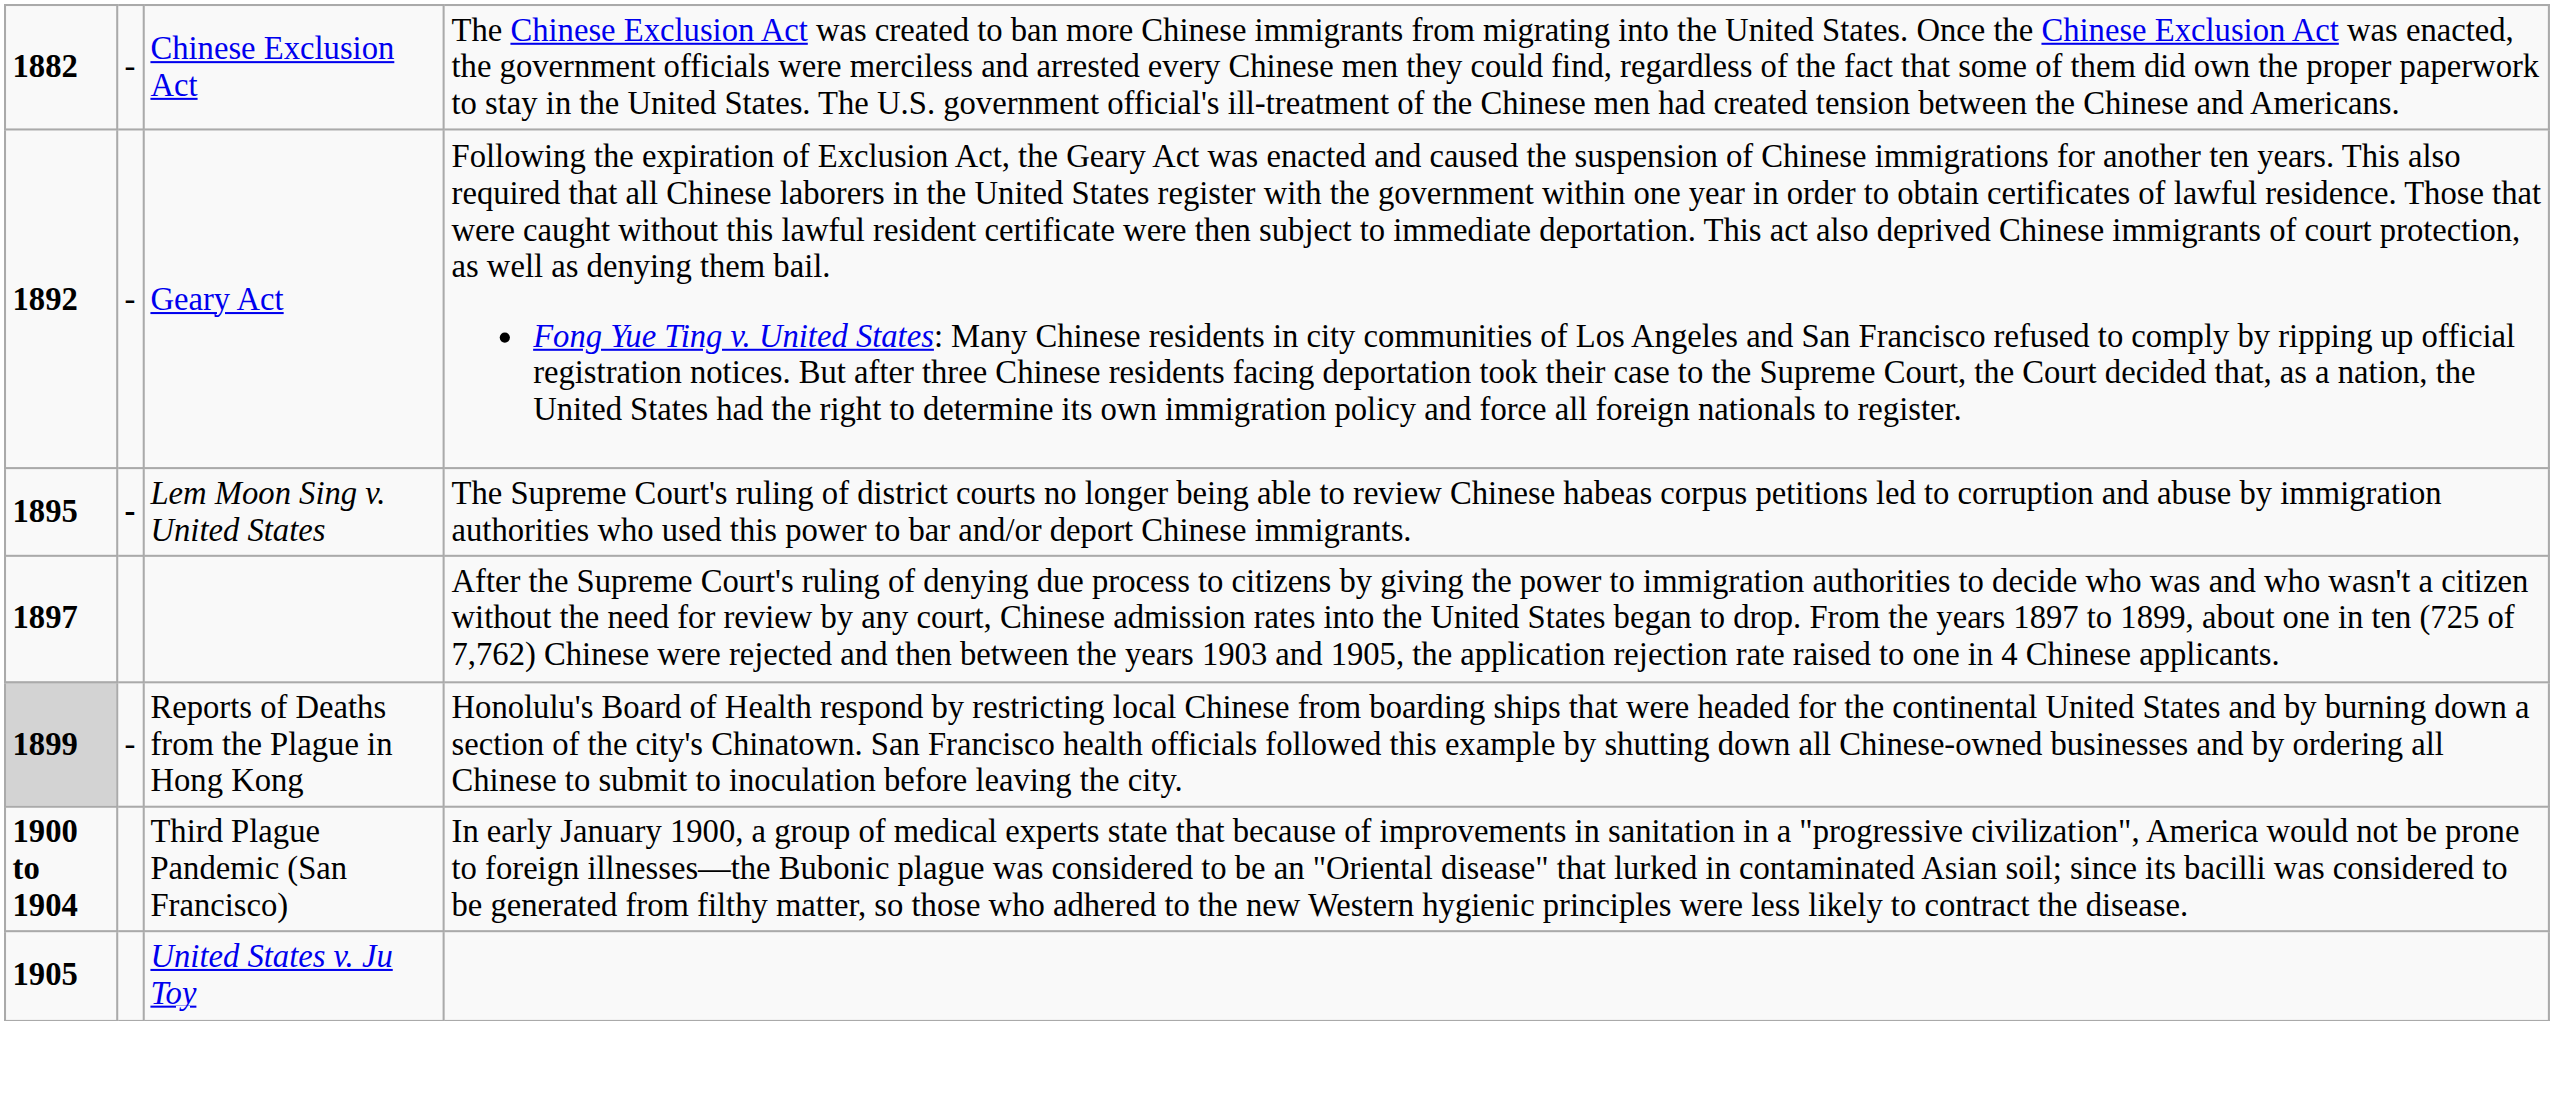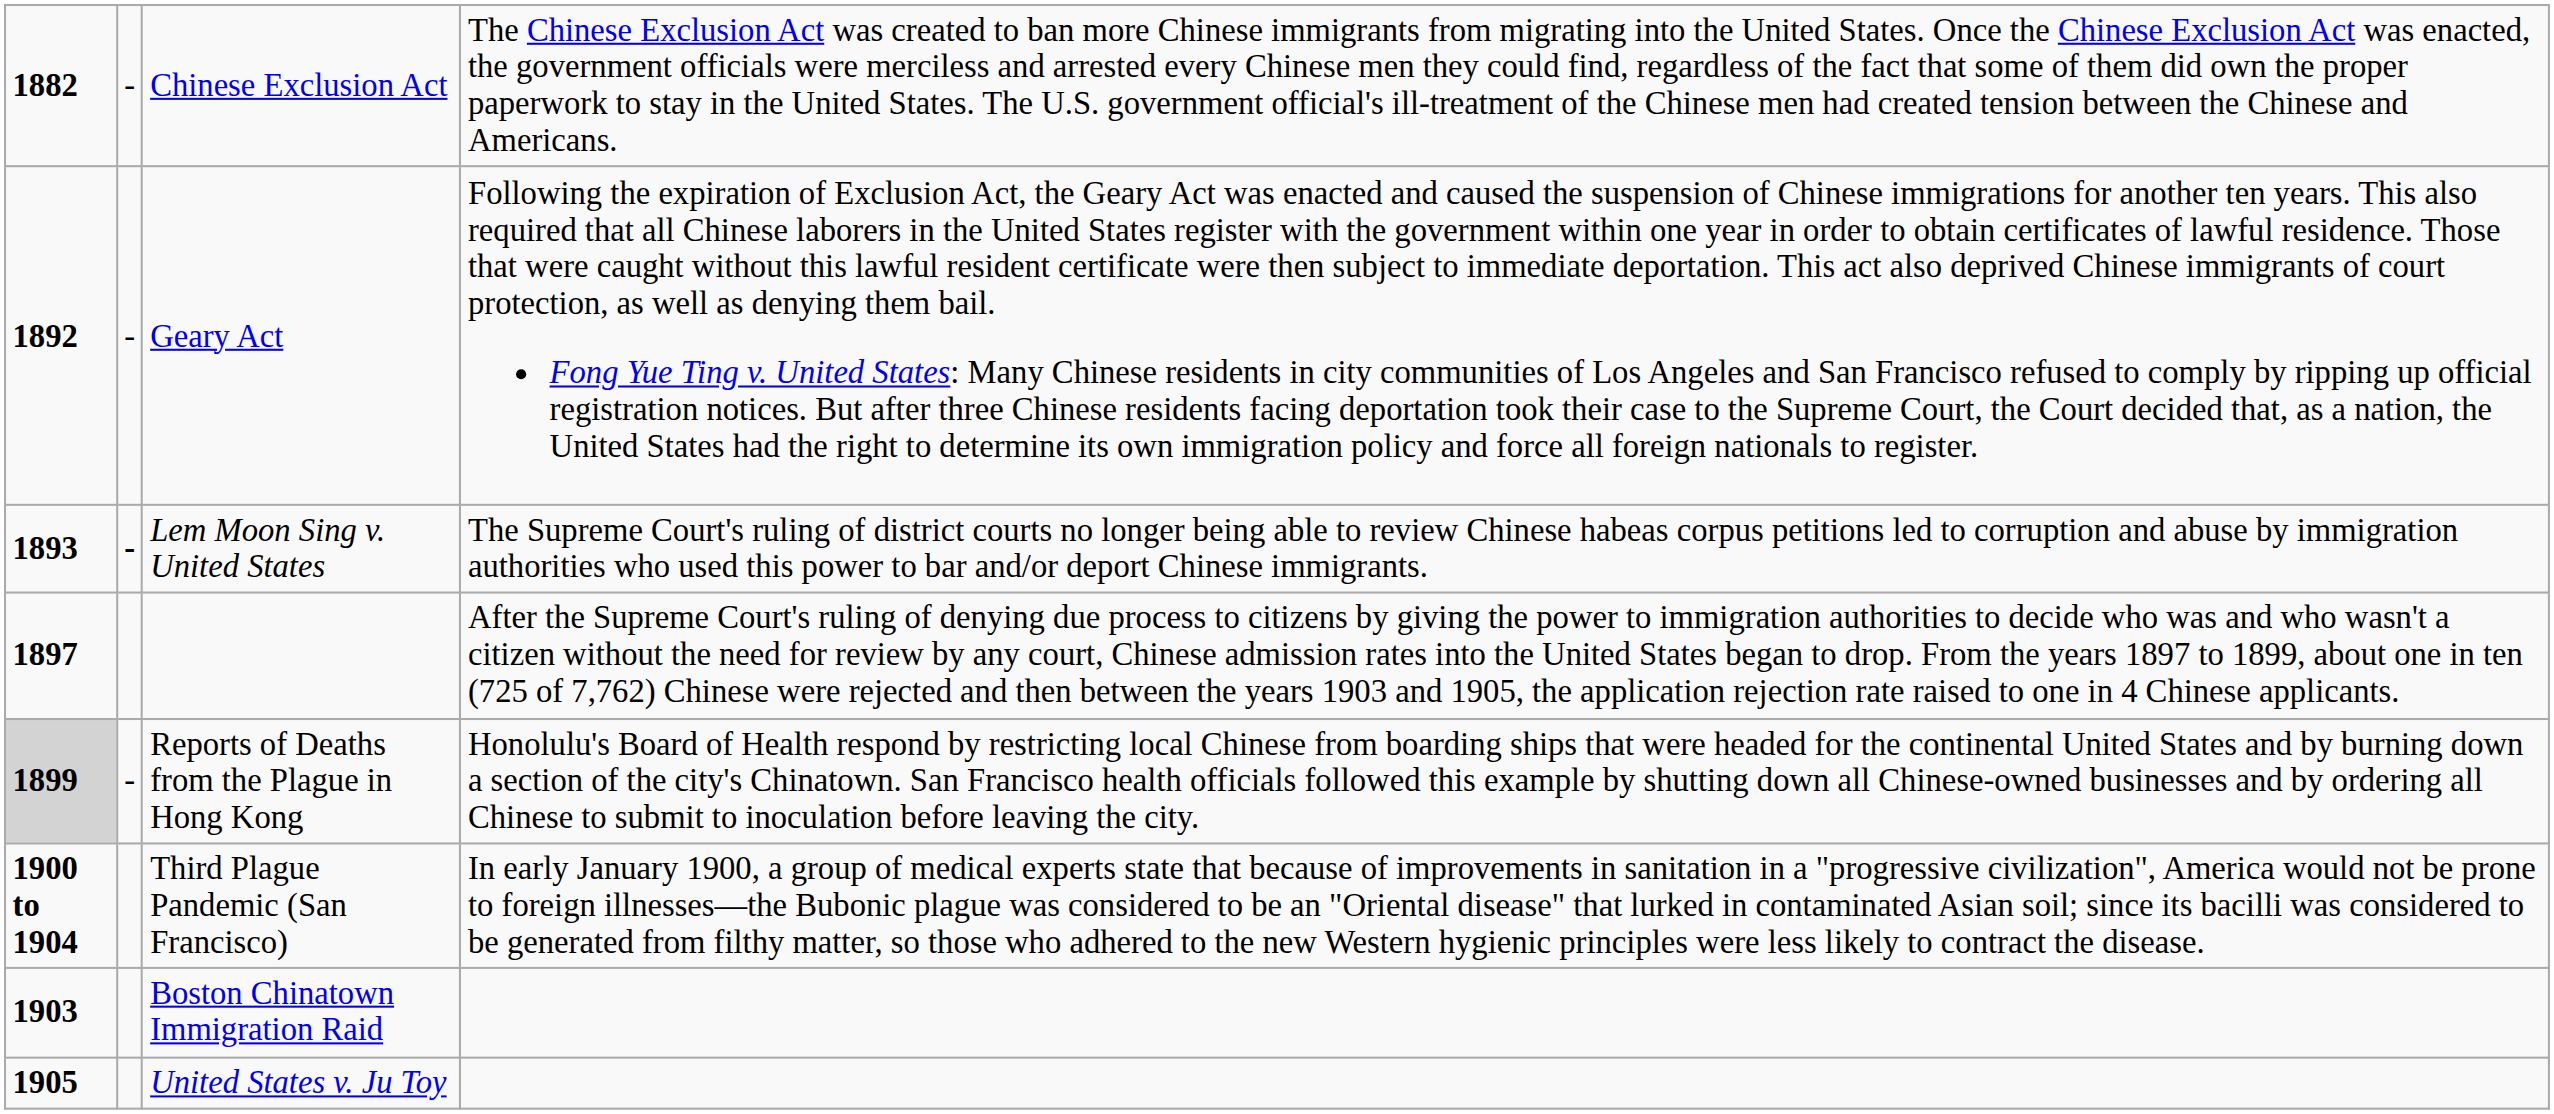(45, 511) 1895 -> (45, 548) 1893
+ row: (272, 1012)
